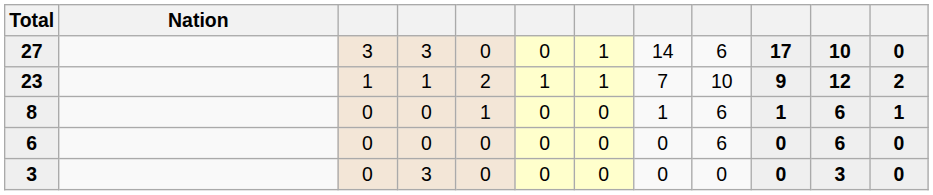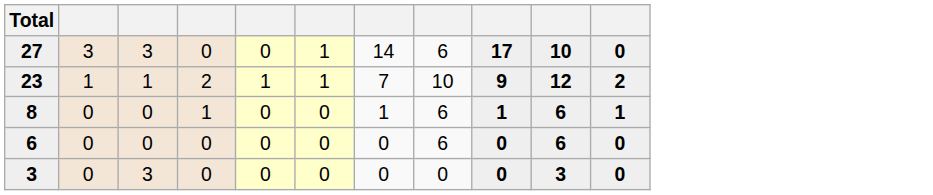- column: (198, 20)
